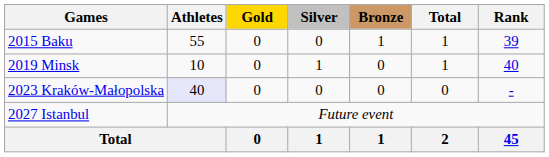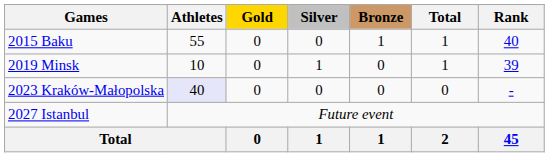(511, 41) 39 -> (511, 41) 40
(511, 66) 40 -> (511, 66) 39
